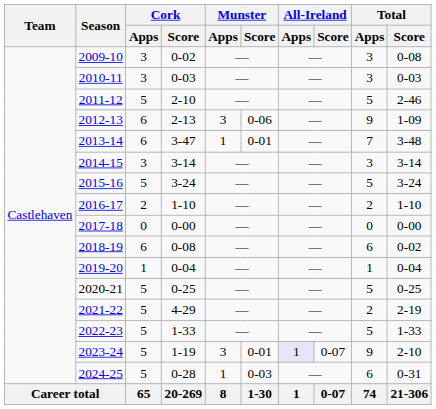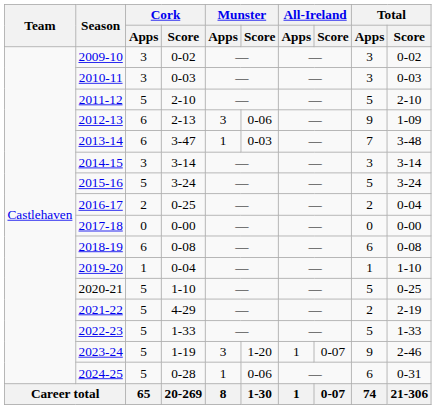(409, 57) 0-08 -> (409, 57) 0-02
(409, 99) 2-46 -> (409, 99) 2-10
(260, 141) 0-01 -> (260, 141) 0-03
(183, 204) 1-10 -> (183, 204) 0-25
(409, 204) 1-10 -> (409, 204) 0-04
(409, 246) 0-02 -> (409, 246) 0-08
(409, 267) 0-04 -> (409, 267) 1-10
(183, 288) 0-25 -> (183, 288) 1-10
(260, 352) 0-01 -> (260, 352) 1-20
(296, 352) lavender background -> (296, 352) no background
(409, 352) 2-10 -> (409, 352) 2-46
(260, 373) 0-03 -> (260, 373) 0-06
